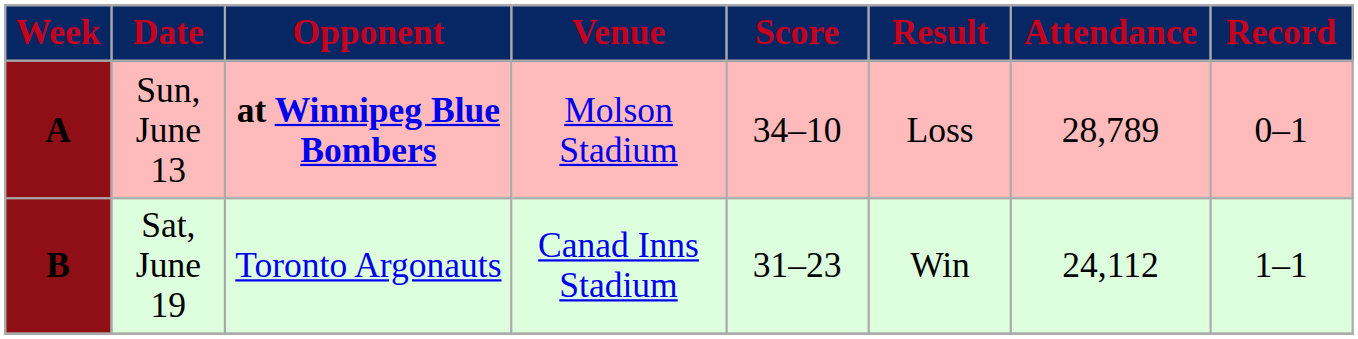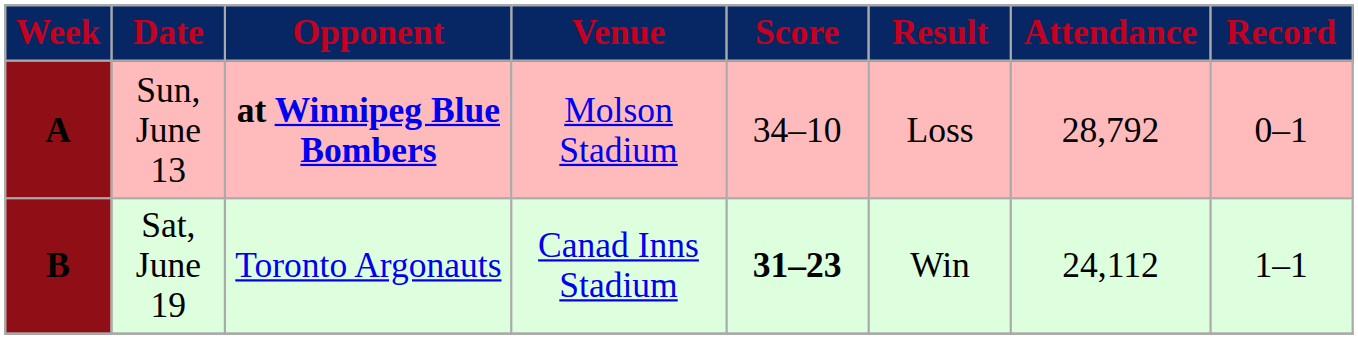(1111, 128) 28,789 -> (1111, 128) 28,792
(797, 265) normal -> (797, 265) bold
